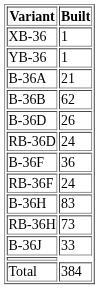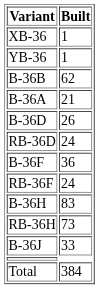rows swapped: (27, 78) <-> (27, 99)
